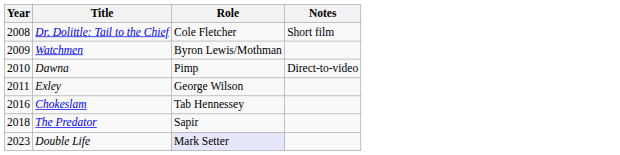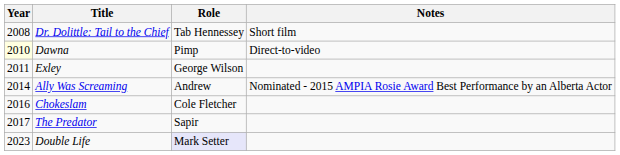(205, 31) Cole Fletcher -> (209, 31) Tab Hennessey
- row: (59, 50)
(19, 68) no background -> (19, 50) lightyellow background
+ row: (81, 86)
(209, 104) Tab Hennessey -> (205, 104) Cole Fletcher
(19, 123) 2018 -> (19, 123) 2017
